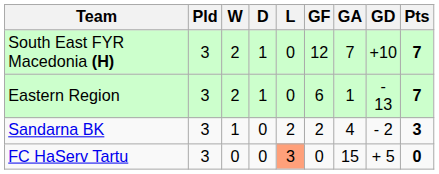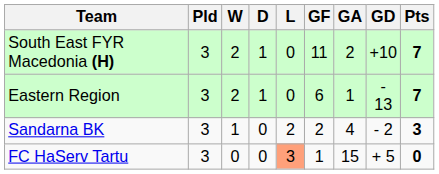(319, 52) 12 -> (319, 52) 11
(350, 52) 7 -> (350, 52) 2
(319, 156) 0 -> (319, 156) 1
